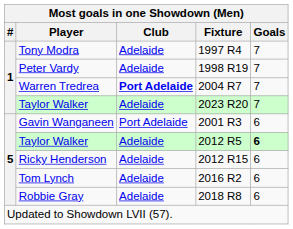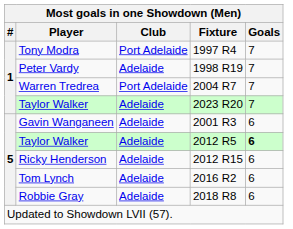(141, 50) Adelaide -> (153, 50) Port Adelaide
(156, 86) bold -> (153, 86) normal
(153, 123) Port Adelaide -> (141, 123) Adelaide
